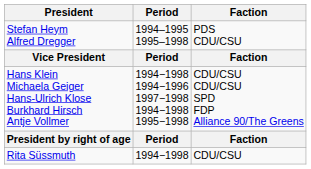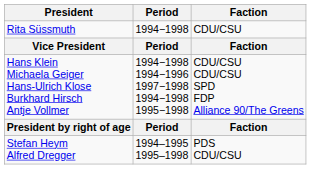rows swapped: (41, 156) <-> (41, 35)
